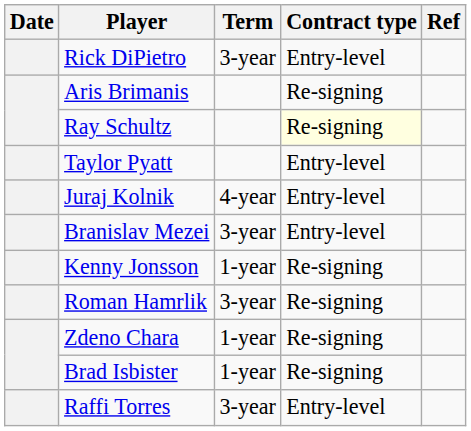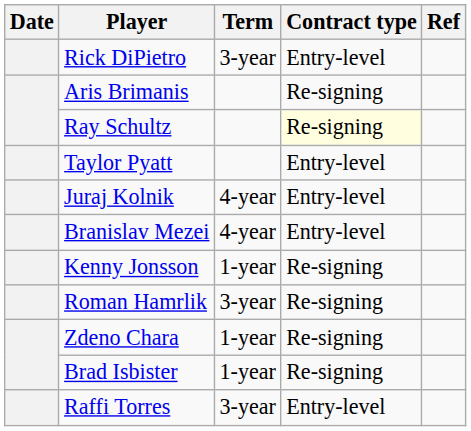(248, 232) 3-year -> (248, 232) 4-year
